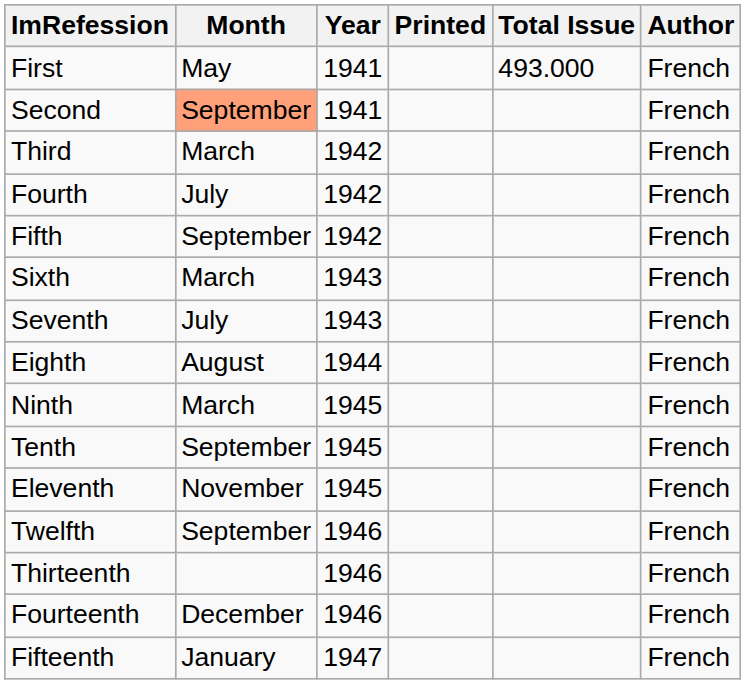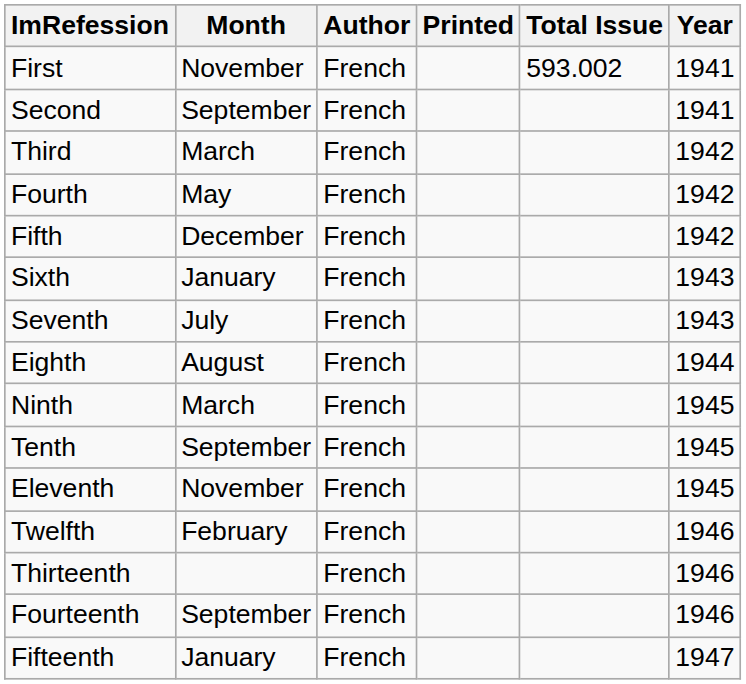columns swapped: (353, 25) <-> (691, 25)
(206, 67) May -> (242, 67) November
(546, 67) 493.000 -> (574, 67) 593.002
(246, 109) lightsalmon background -> (246, 109) no background
(205, 194) July -> (206, 194) May
(246, 236) September -> (242, 236) December
(218, 278) March -> (228, 278) January
(246, 531) September -> (234, 531) February
(242, 615) December -> (246, 615) September
